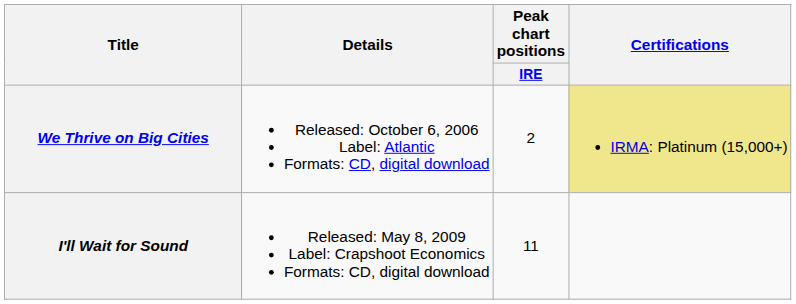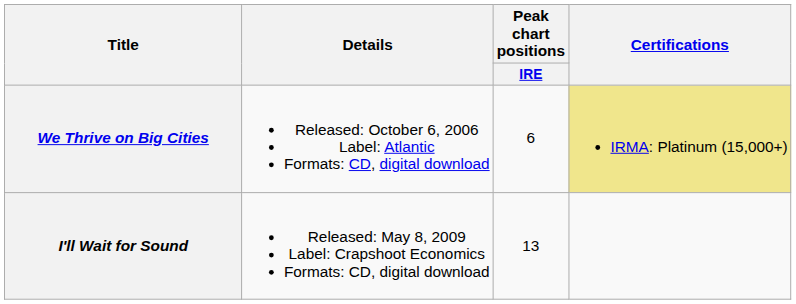(531, 138) 2 -> (531, 138) 6
(531, 245) 11 -> (531, 245) 13
